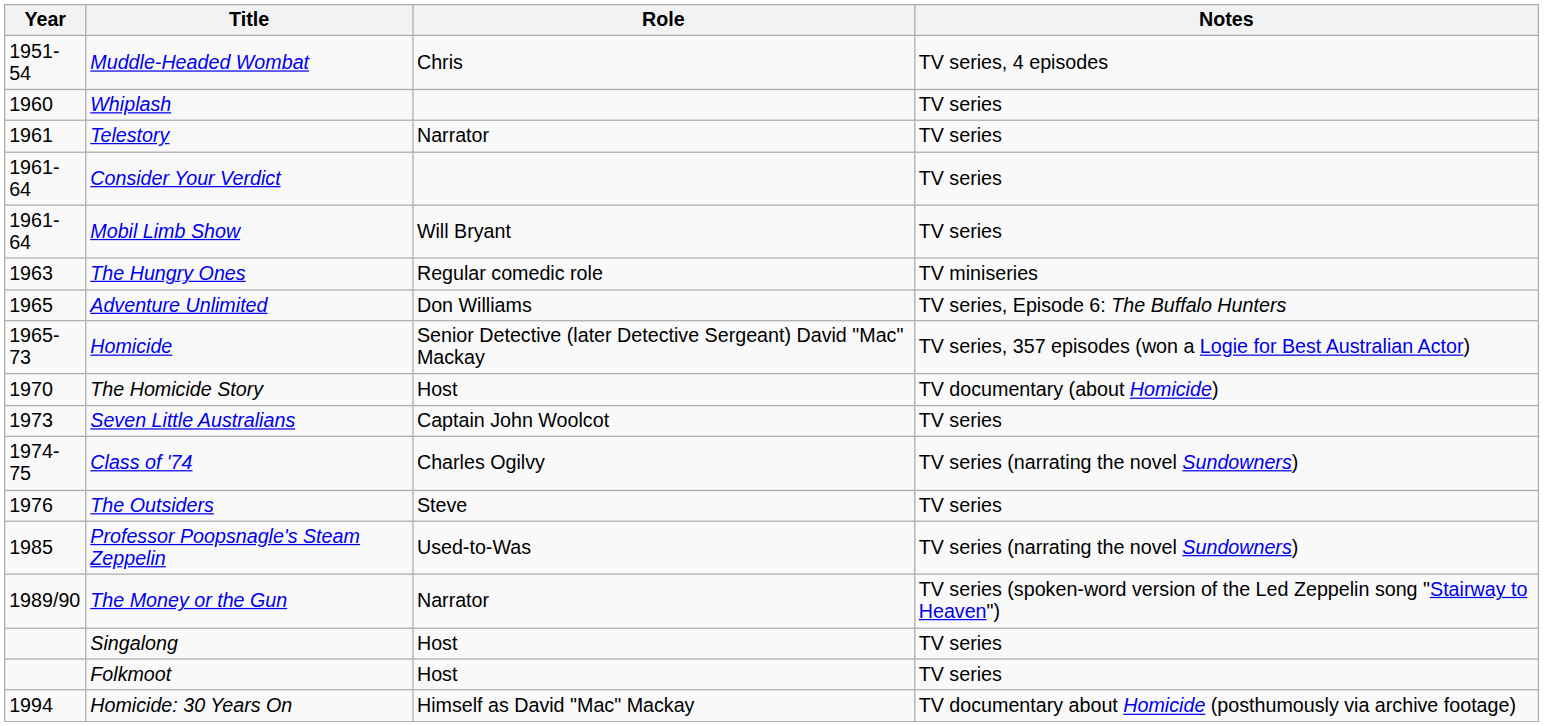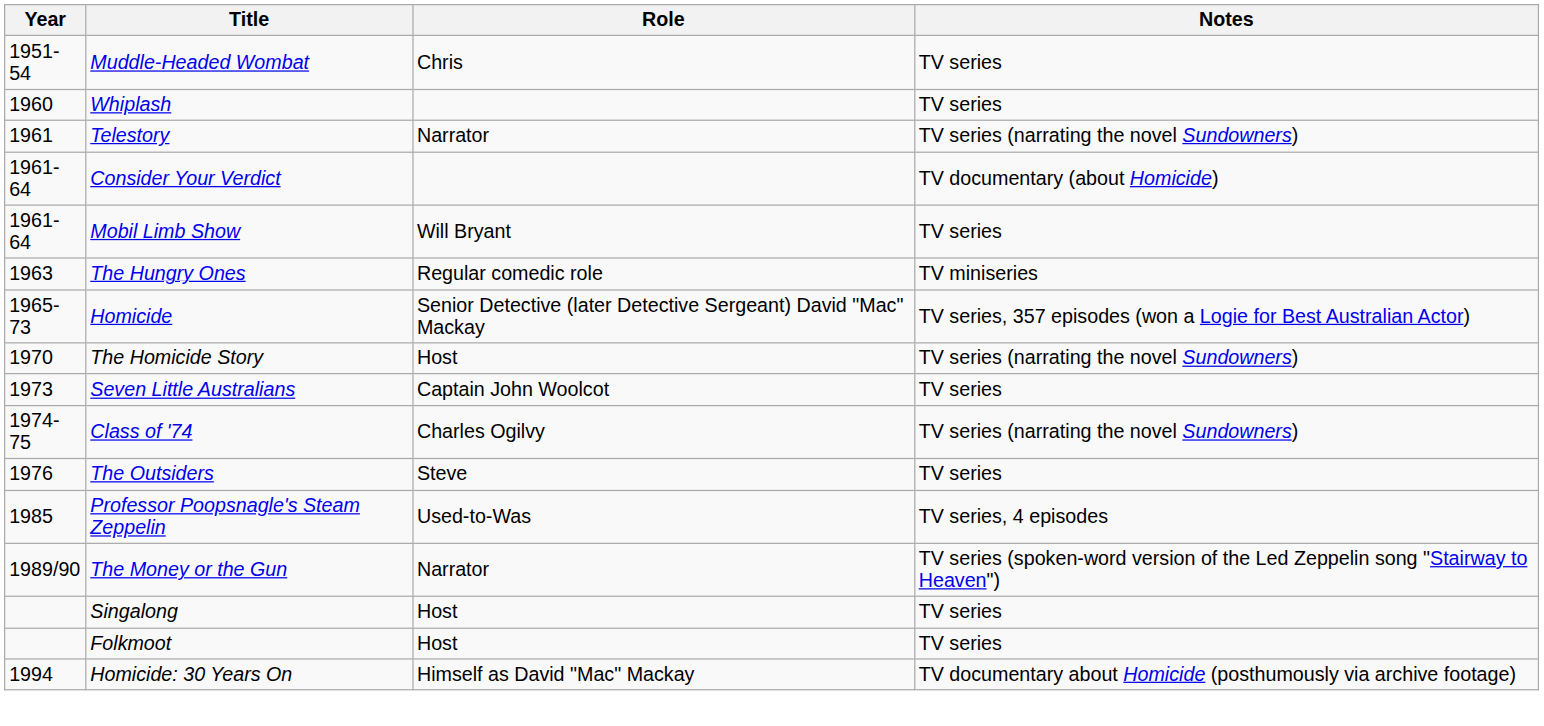(1013, 62) TV series, 4 episodes -> (960, 62) TV series
(960, 135) TV series -> (1109, 135) TV series (narrating the novel Sundowners)
(960, 178) TV series -> (1069, 178) TV documentary (about Homicide)
- row: (179, 305)
(1069, 389) TV documentary (about Homicide) -> (1109, 358) TV series (narrating the novel Sundowners)
(1109, 547) TV series (narrating the novel Sundowners) -> (1013, 516) TV series, 4 episodes
